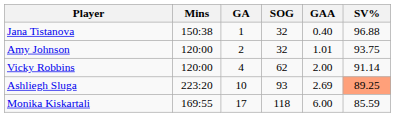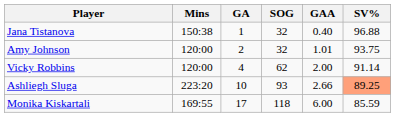(323, 85) 2.69 -> (323, 85) 2.66
